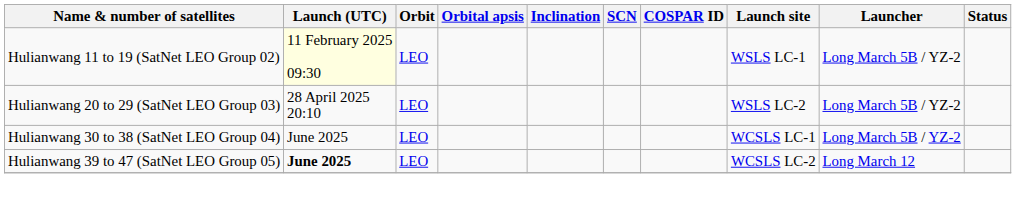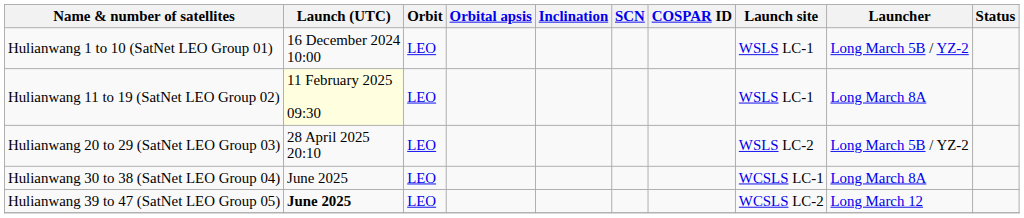+ row: (140, 48)
(892, 56) Long March 5B / YZ-2 -> (878, 96) Long March 8A
(892, 137) Long March 5B / YZ-2 -> (878, 177) Long March 8A
